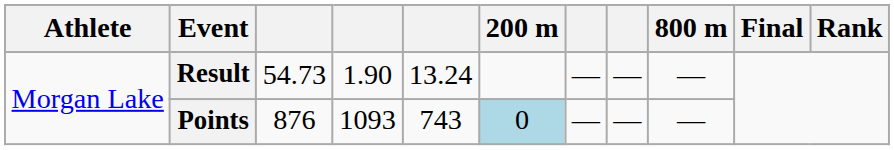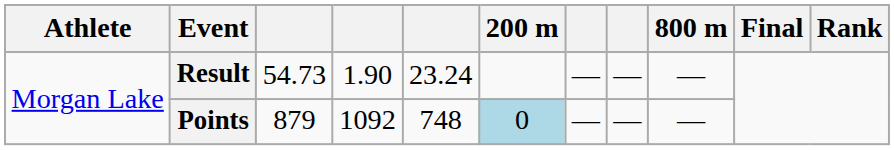(441, 74) 13.24 -> (441, 74) 23.24
(294, 121) 876 -> (294, 121) 879
(368, 121) 1093 -> (368, 121) 1092
(441, 121) 743 -> (441, 121) 748
